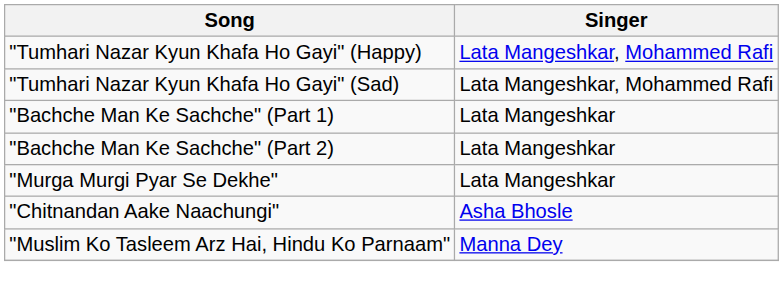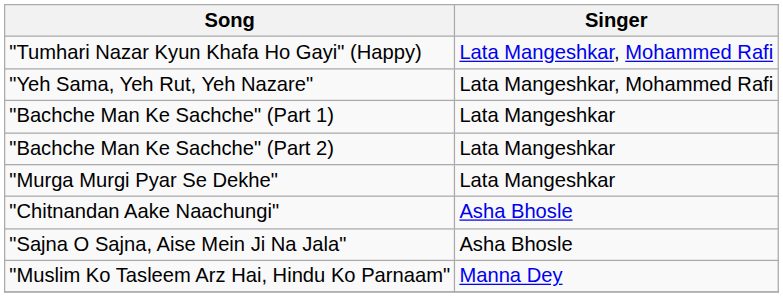- row: (204, 84)
+ row: (161, 84)
+ row: (178, 244)
